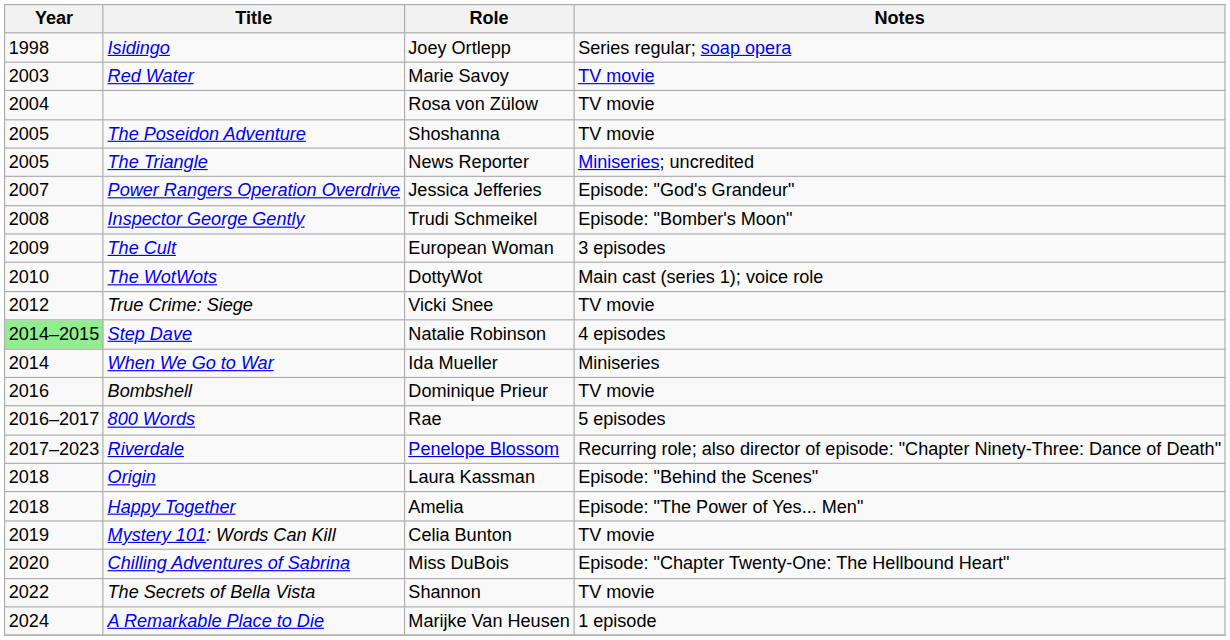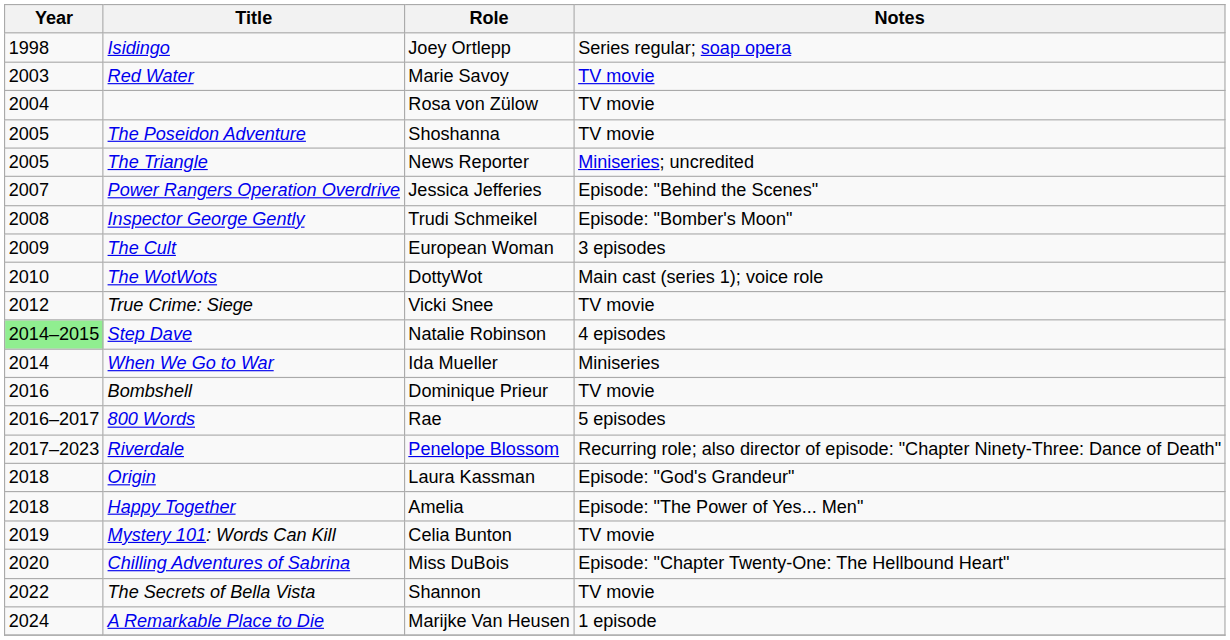(686, 190) Episode: "God's Grandeur" -> (698, 190) Episode: "Behind the Scenes"
(698, 477) Episode: "Behind the Scenes" -> (686, 477) Episode: "God's Grandeur"
